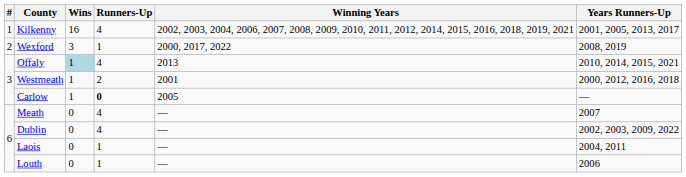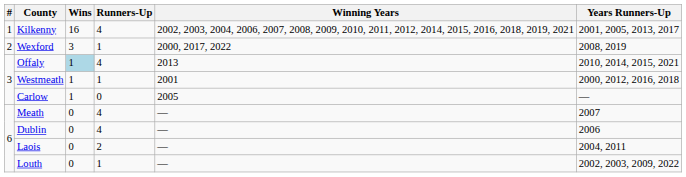(99, 79) 2 -> (99, 79) 1
(99, 96) bold -> (99, 96) normal
(629, 130) 2002, 2003, 2009, 2022 -> (589, 130) 2006
(99, 146) 1 -> (99, 146) 2
(589, 163) 2006 -> (629, 163) 2002, 2003, 2009, 2022
